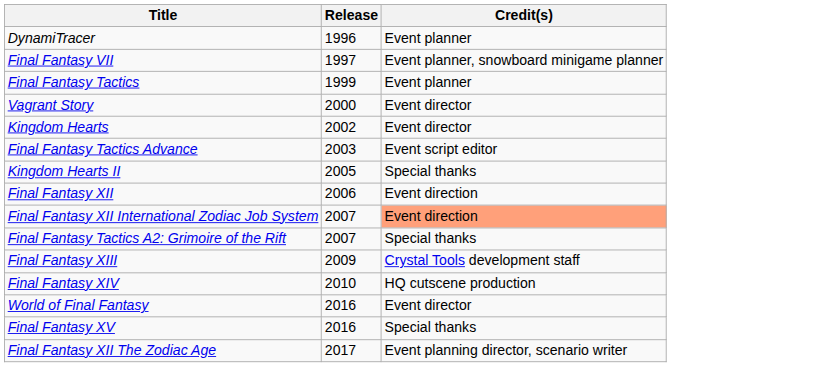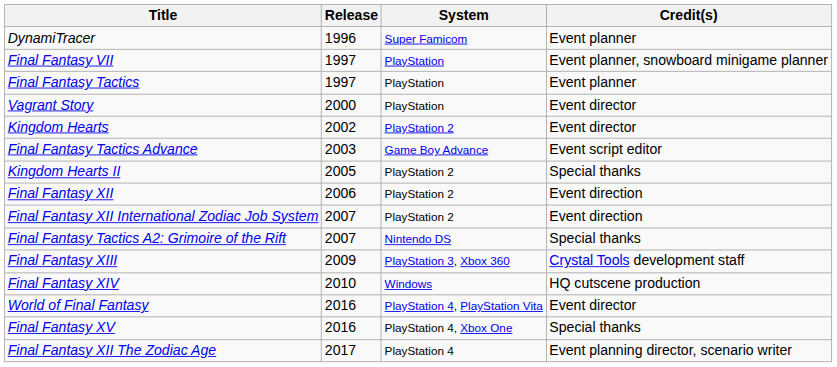+ column: (464, 15)
(341, 82) 1999 -> (341, 82) 1997
(431, 216) lightsalmon background -> (596, 216) no background
